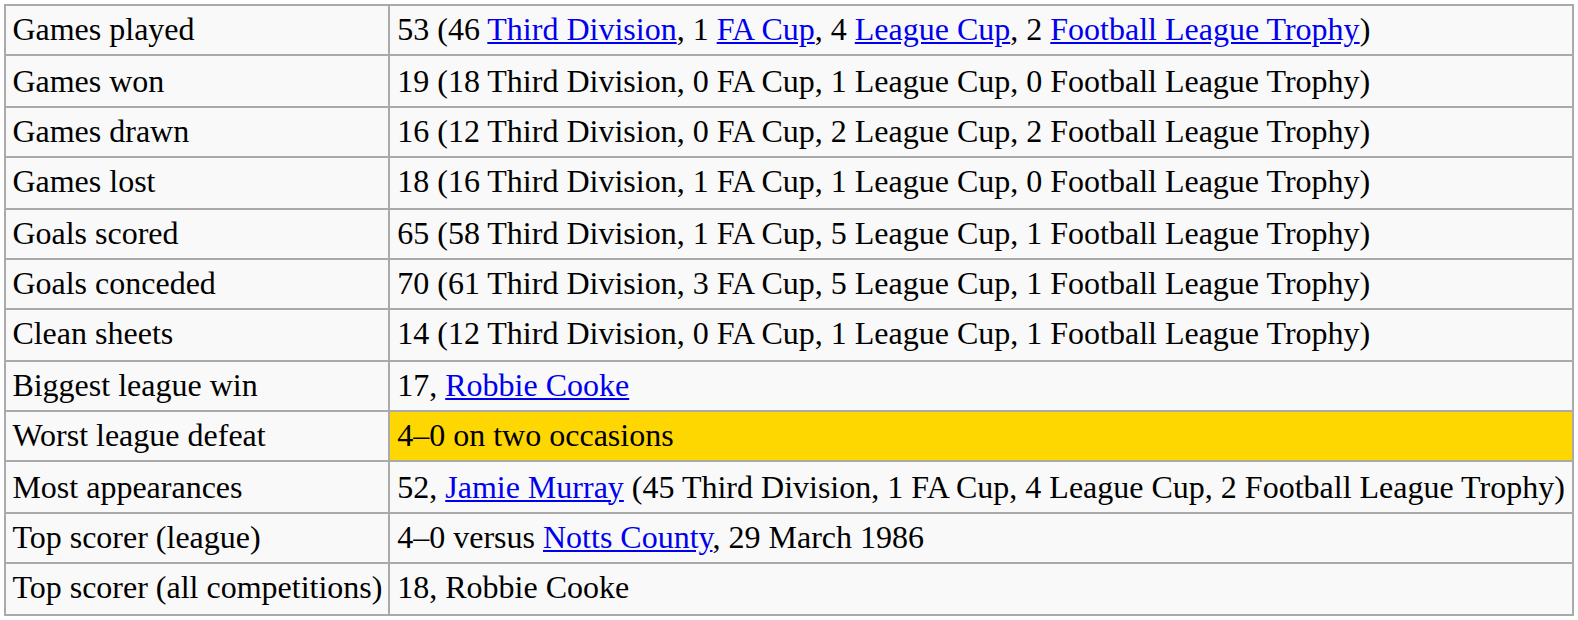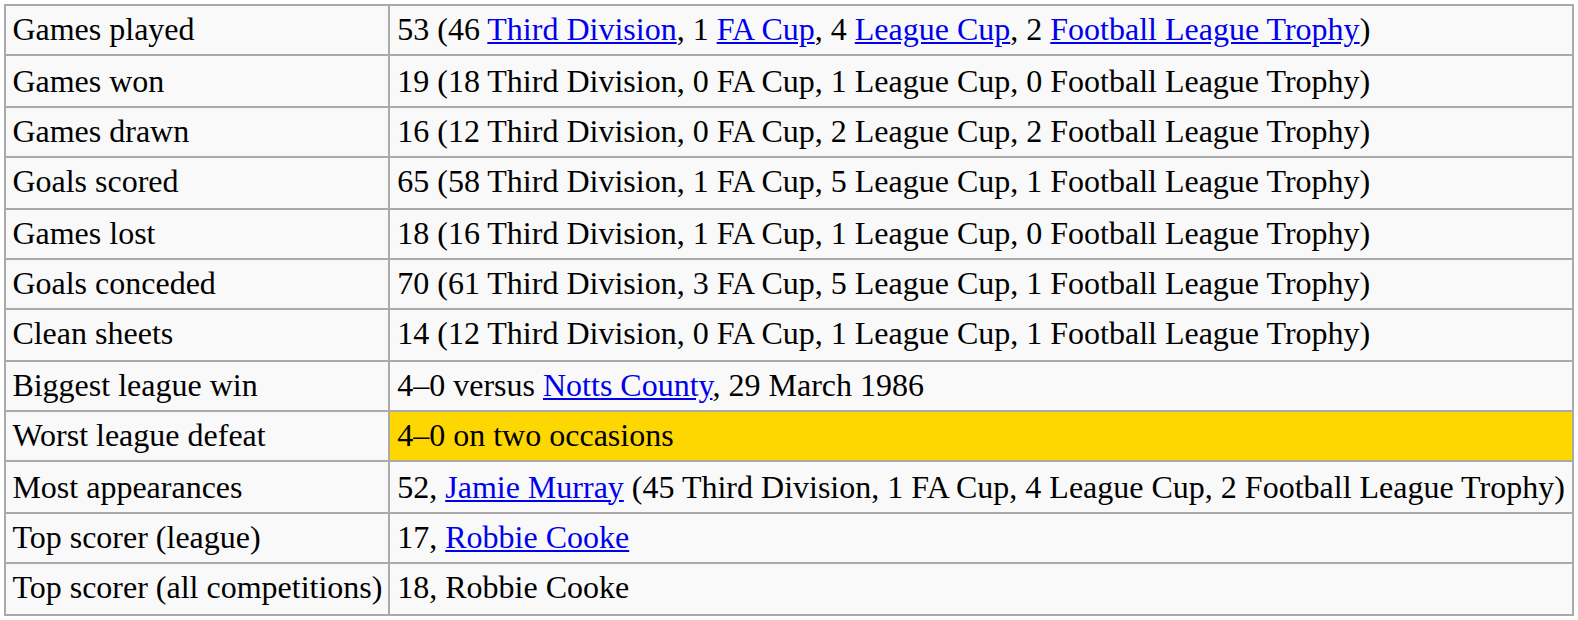rows swapped: (84, 182) <-> (95, 232)
(513, 385) 17, Robbie Cooke -> (661, 385) 4–0 versus Notts County, 29 March 1986
(661, 537) 4–0 versus Notts County, 29 March 1986 -> (513, 537) 17, Robbie Cooke
